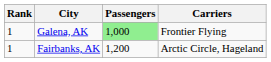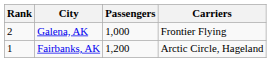(10, 31) 1 -> (10, 31) 2
(117, 31) lightgreen background -> (117, 31) no background
